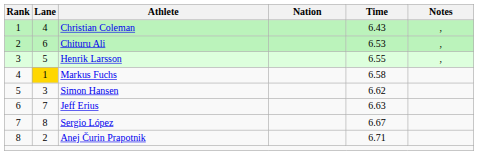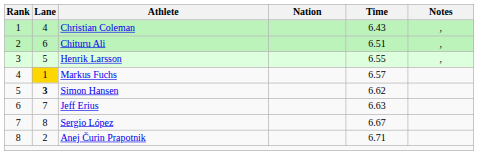(377, 43) 6.53 -> (377, 43) 6.51
(377, 75) 6.58 -> (377, 75) 6.57
(45, 91) normal -> (45, 91) bold
